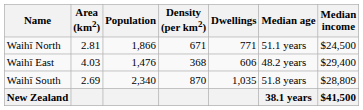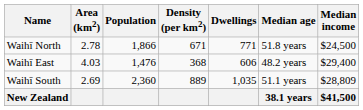(91, 45) 2.81 -> (91, 45) 2.78
(284, 45) 51.1 years -> (284, 45) 51.8 years
(144, 80) 2,340 -> (144, 80) 2,360
(198, 80) 870 -> (198, 80) 889
(284, 80) 51.8 years -> (284, 80) 51.1 years
